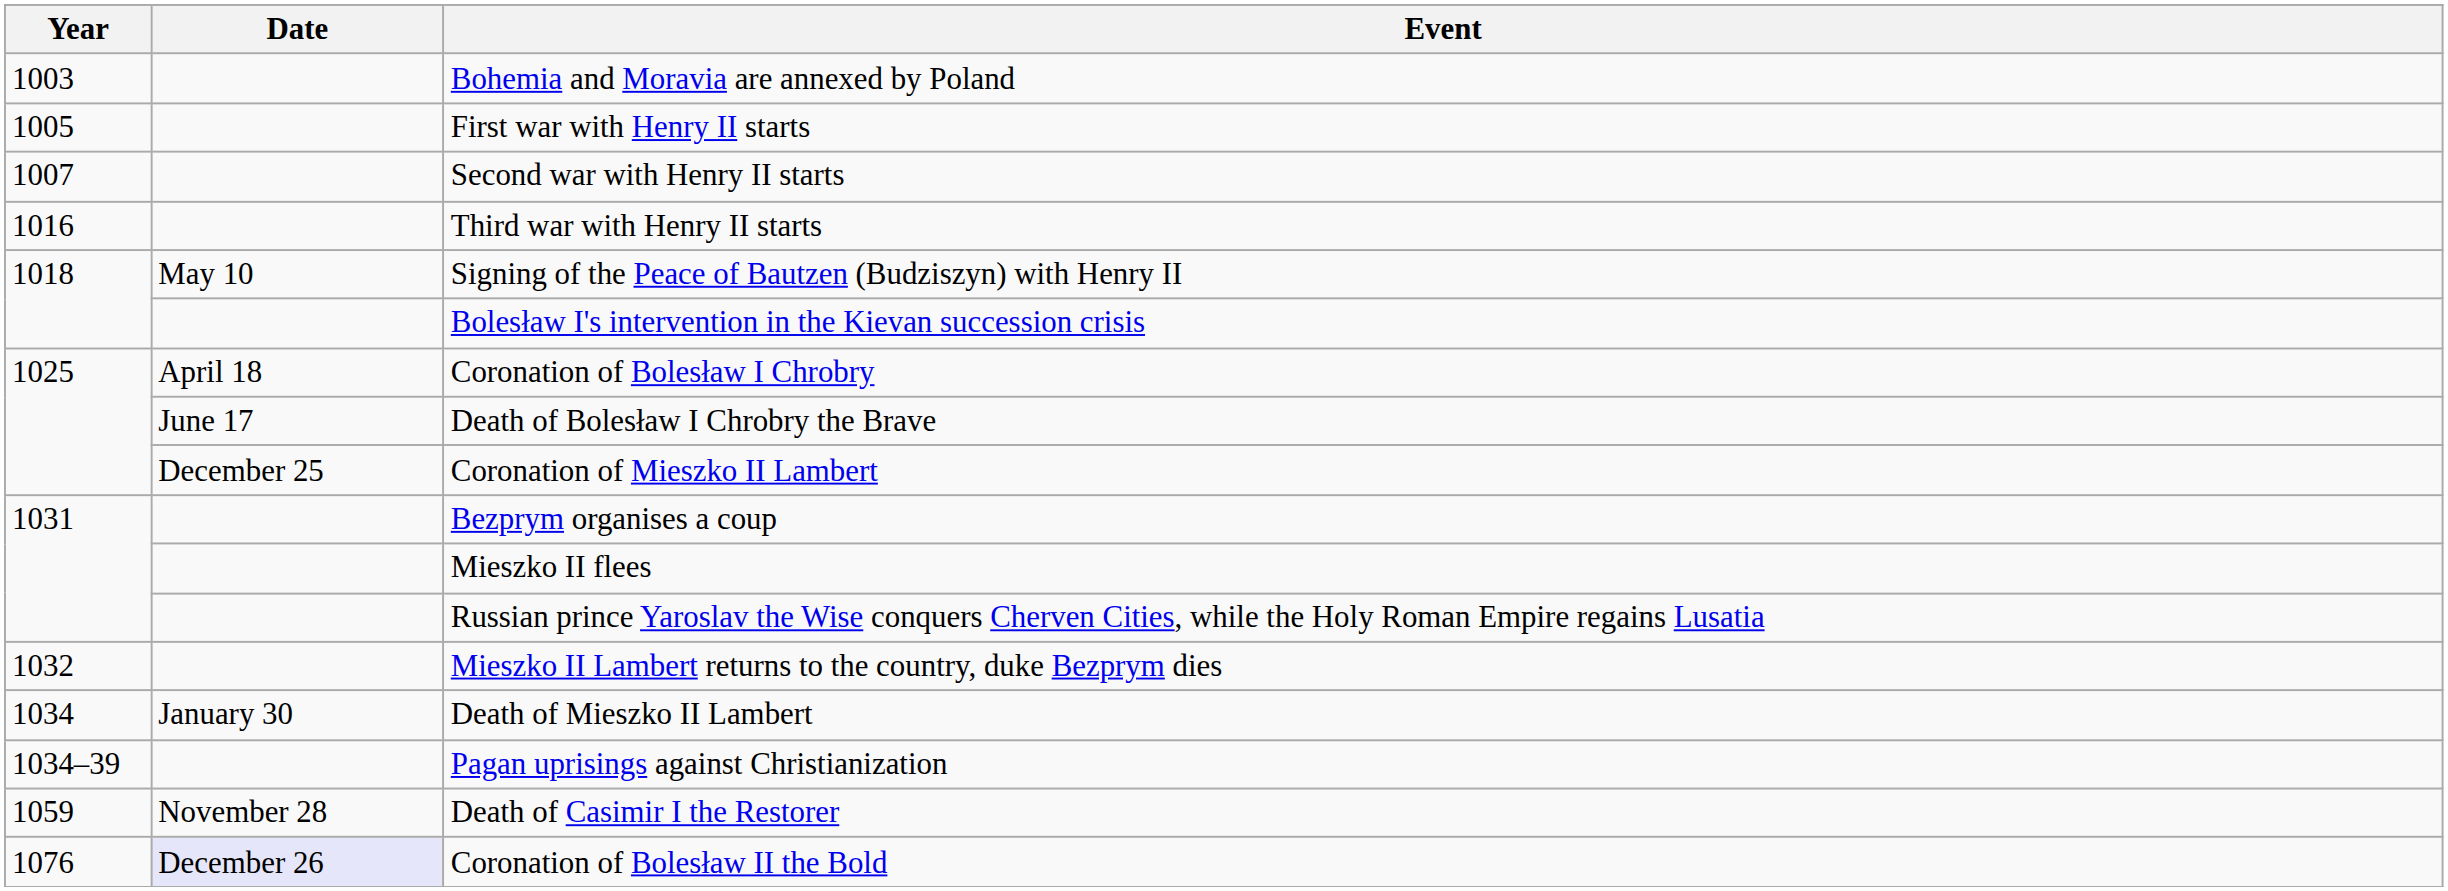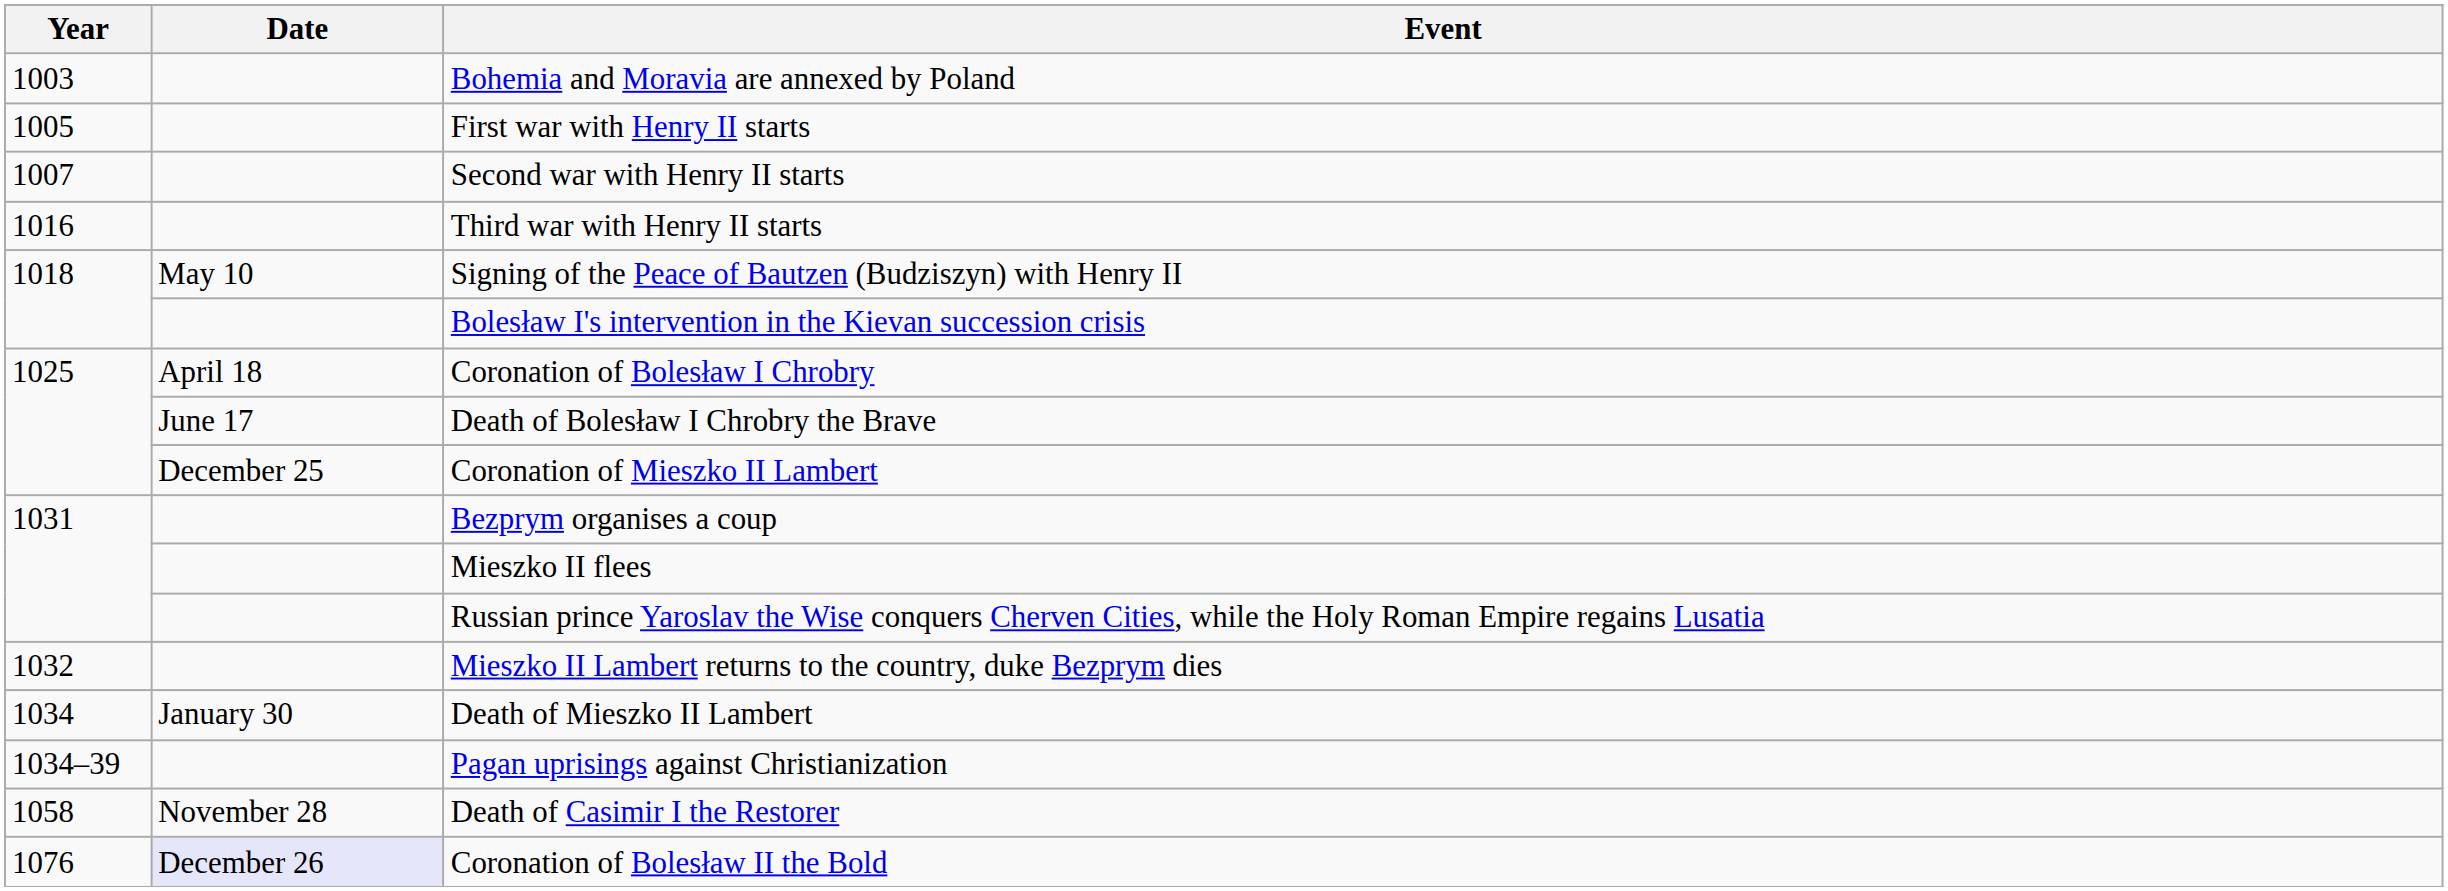(43, 812) 1059 -> (43, 812) 1058
